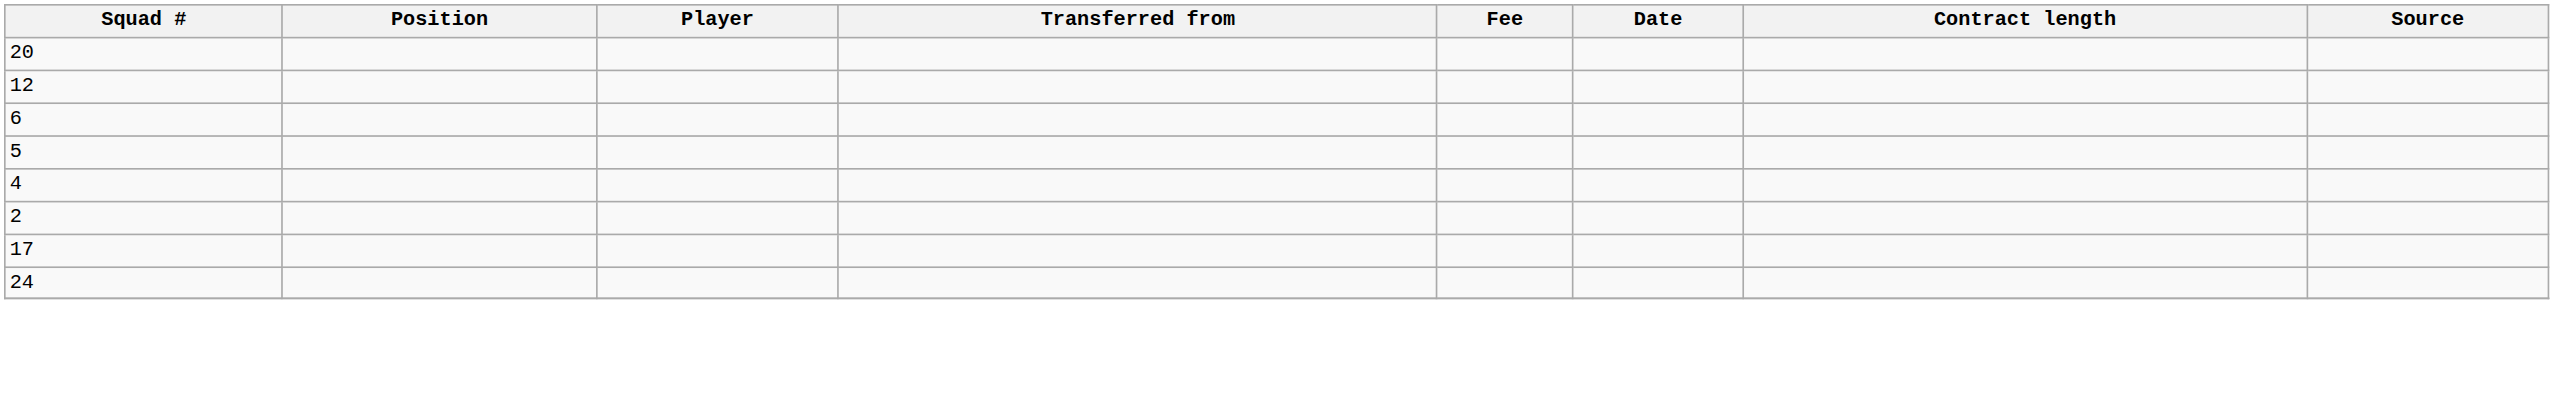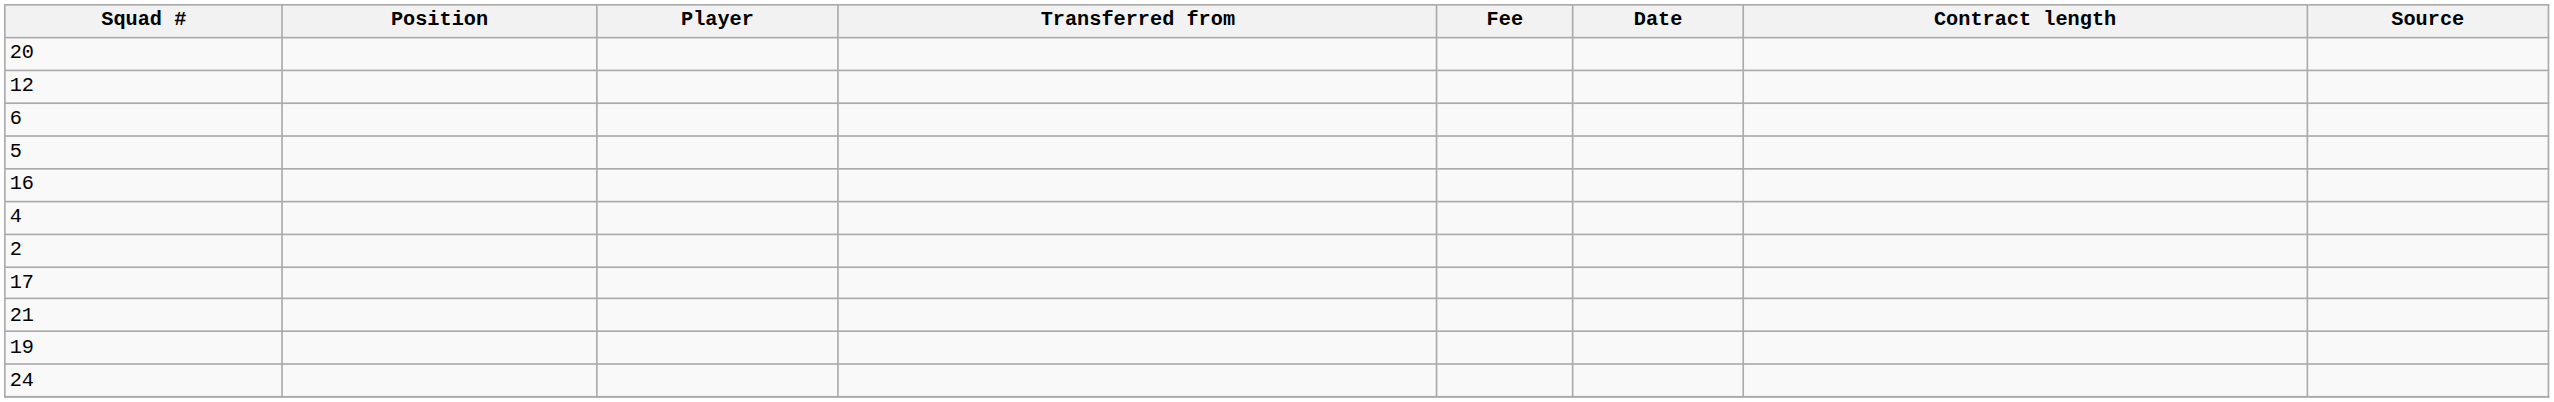+ row: (22, 185)
+ row: (22, 316)
+ row: (22, 348)
